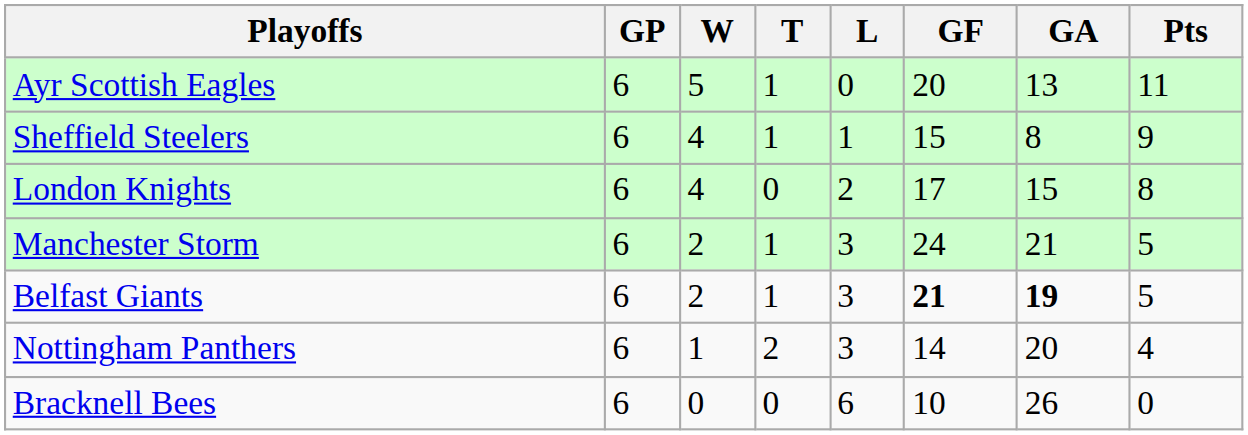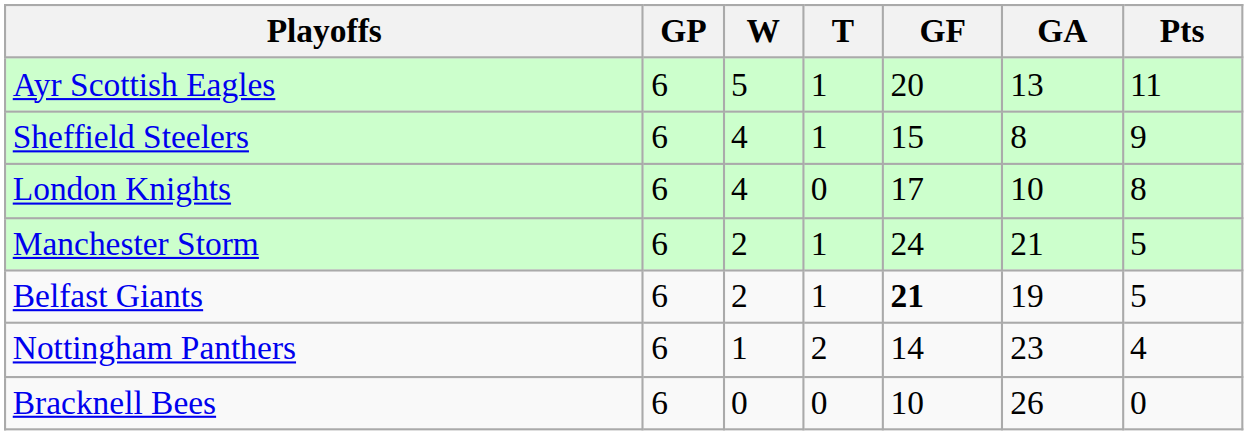- column: (867, 31)
(1041, 190) 15 -> (1027, 190) 10
(1041, 296) bold -> (1027, 296) normal
(1041, 349) 20 -> (1027, 349) 23
